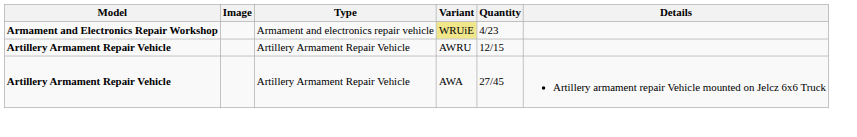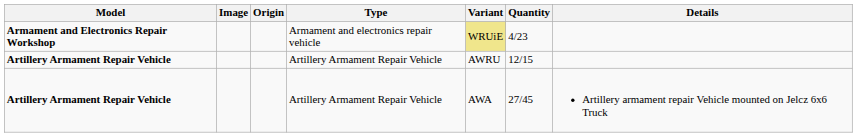+ column: (269, 13)
